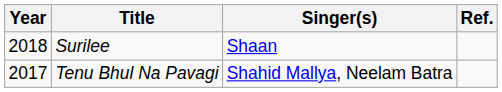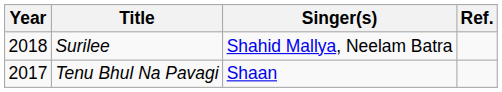(252, 45) Shaan -> (340, 45) Shahid Mallya, Neelam Batra
(340, 73) Shahid Mallya, Neelam Batra -> (252, 73) Shaan
